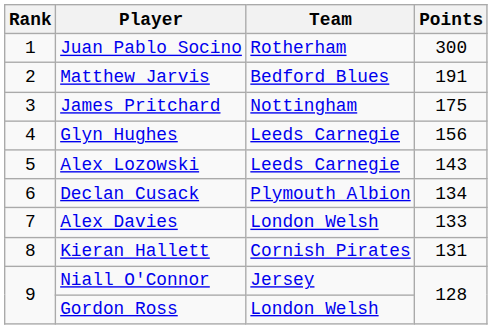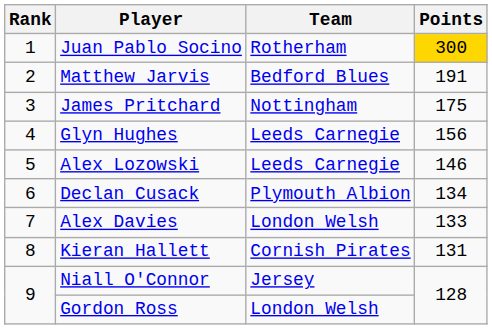(451, 48) no background -> (451, 48) gold background
(451, 164) 143 -> (451, 164) 146
